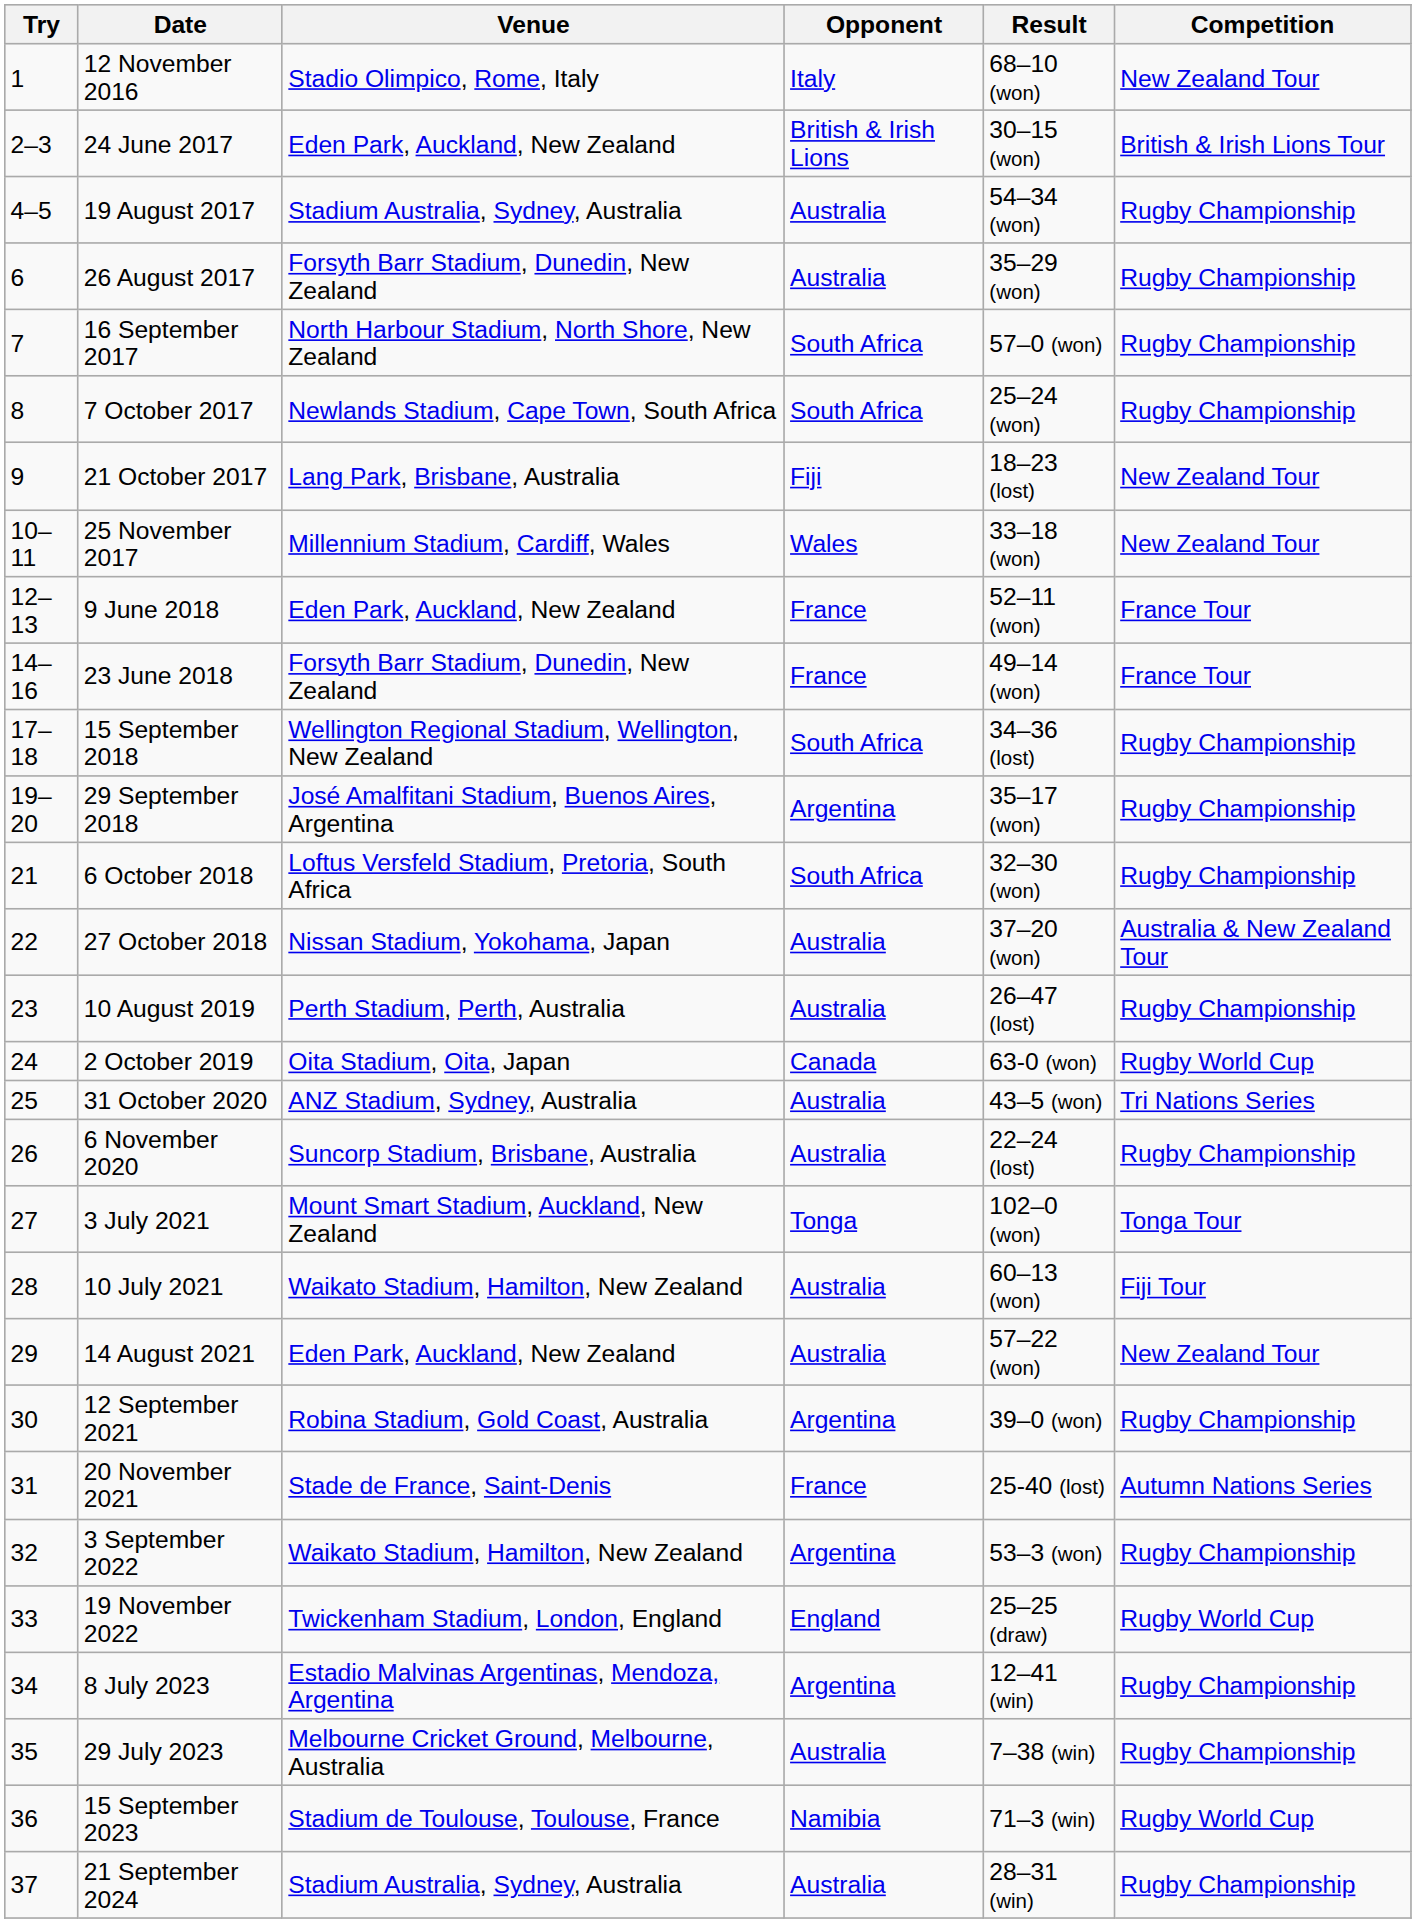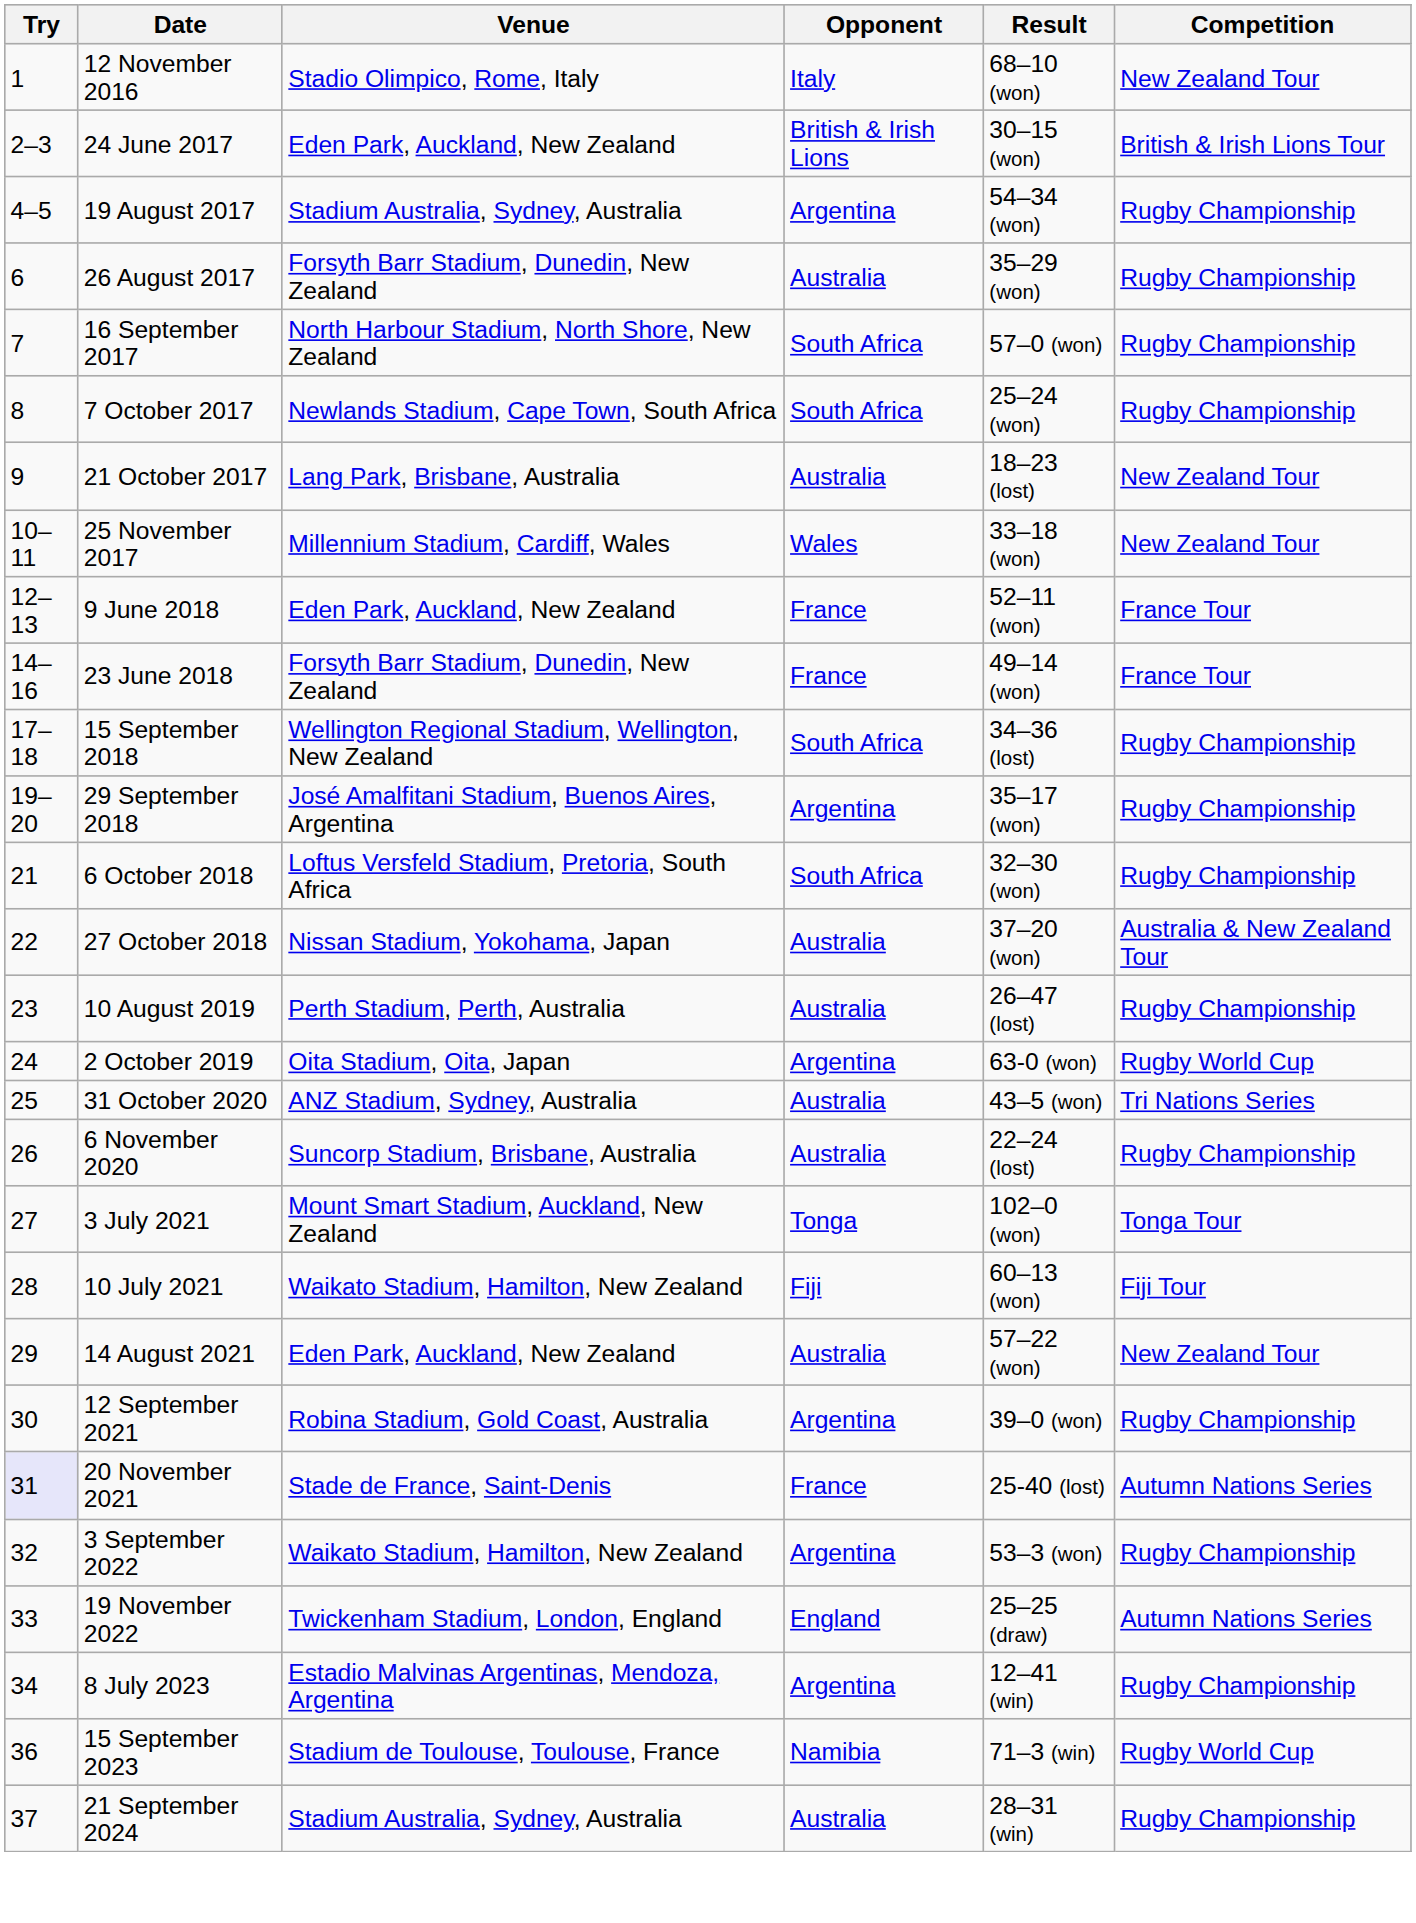(838, 210) Australia -> (843, 210) Argentina
(806, 476) Fiji -> (838, 476) Australia
(833, 1061) Canada -> (843, 1061) Argentina
(838, 1286) Australia -> (806, 1286) Fiji
(24, 1486) no background -> (24, 1486) lavender background
(1217, 1619) Rugby World Cup -> (1246, 1619) Autumn Nations Series
- row: (154, 1752)
